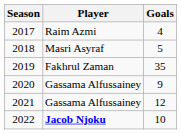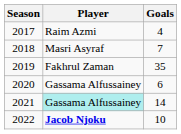(160, 48) 5 -> (160, 48) 7
(160, 84) 9 -> (160, 84) 6
(93, 102) no background -> (93, 102) paleturquoise background
(160, 102) 12 -> (160, 102) 14
